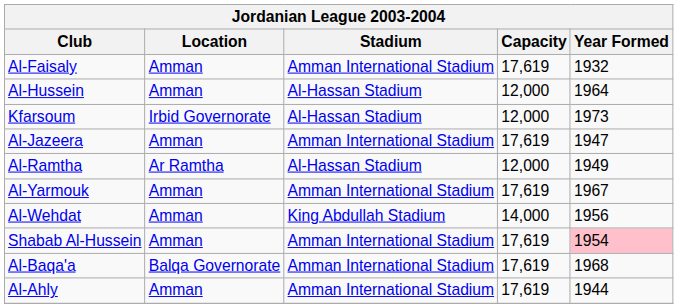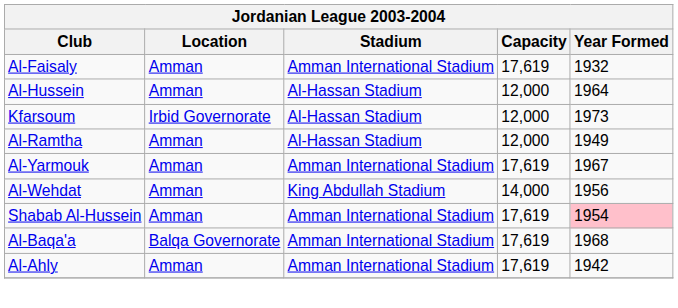- row: (46, 141)
(186, 166) Ar Ramtha -> (176, 141) Amman
(591, 290) 1944 -> (591, 265) 1942
